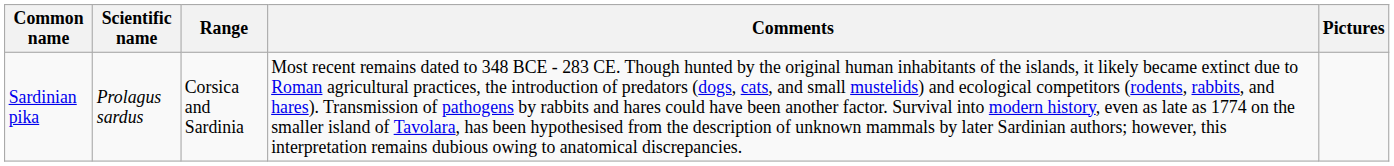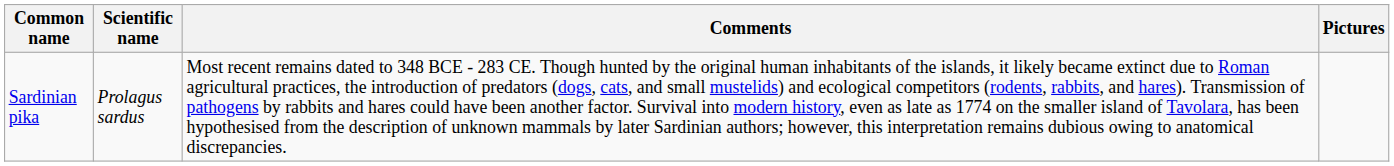- column: (224, 28)
